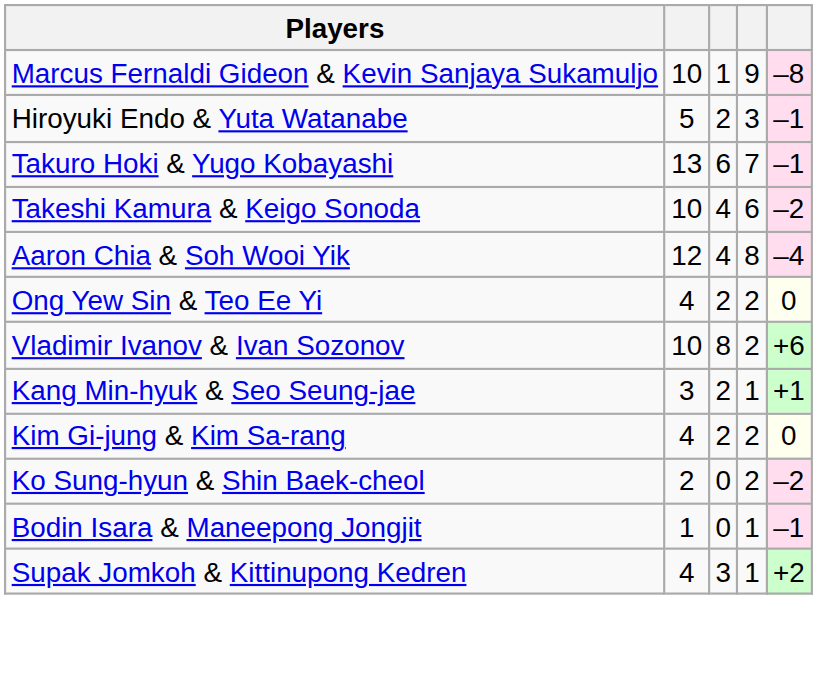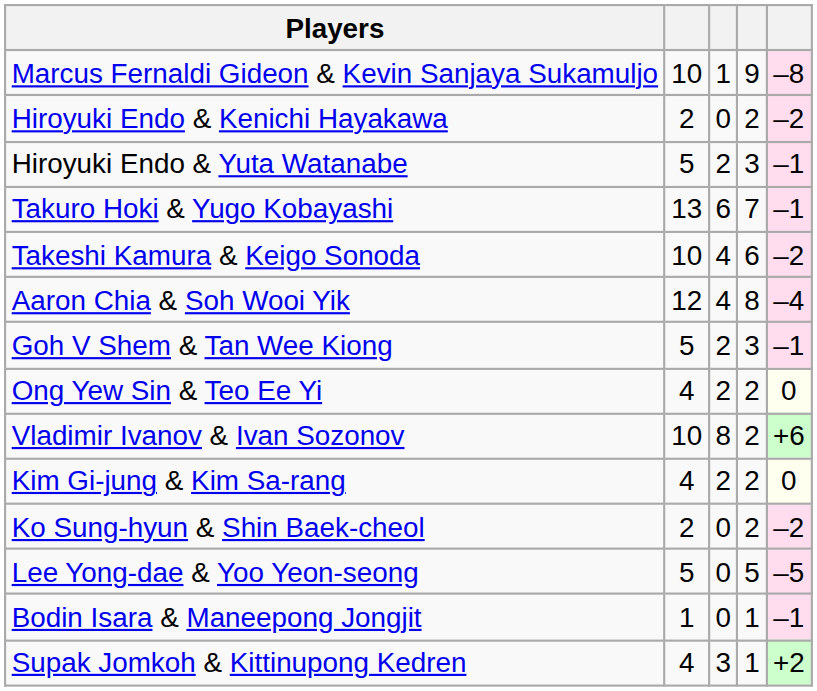+ row: (230, 118)
+ row: (202, 345)
- row: (214, 390)
+ row: (215, 572)
